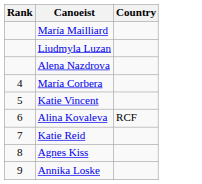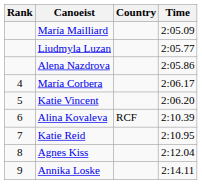+ column: (178, 13)
